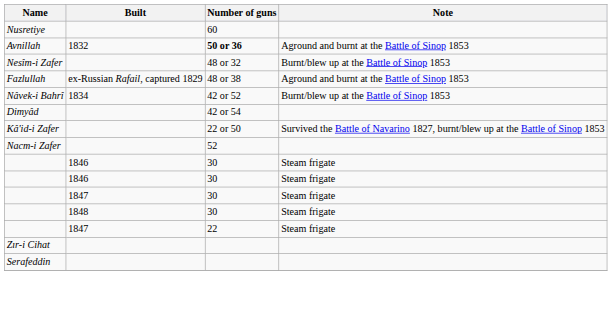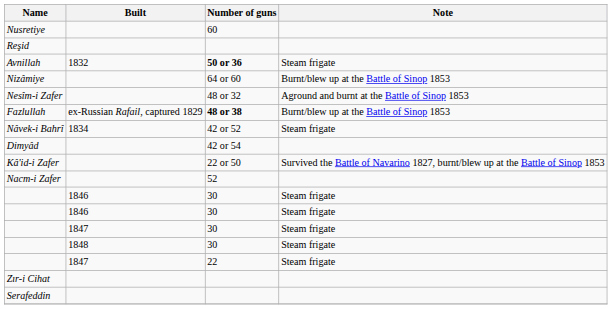+ row: (18, 46)
(375, 46) Aground and burnt at the Battle of Sinop 1853 -> (308, 63) Steam frigate
+ row: (25, 79)
(366, 63) Burnt/blew up at the Battle of Sinop 1853 -> (375, 96) Aground and burnt at the Battle of Sinop 1853
(224, 79) normal -> (225, 112) bold
(375, 79) Aground and burnt at the Battle of Sinop 1853 -> (366, 112) Burnt/blew up at the Battle of Sinop 1853
(366, 96) Burnt/blew up at the Battle of Sinop 1853 -> (308, 129) Steam frigate
